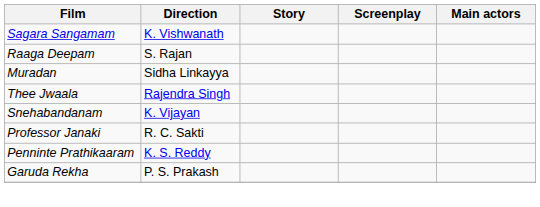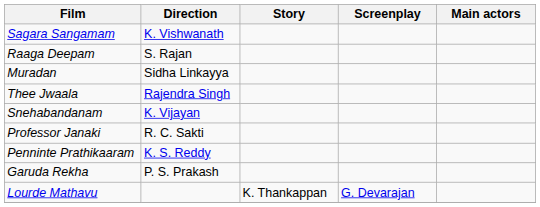+ row: (52, 192)
